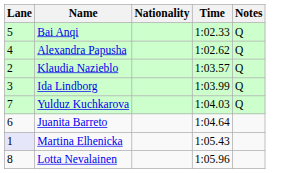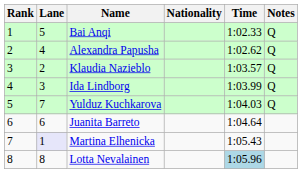+ column: (20, 13)
(212, 159) no background -> (244, 159) lightblue background
